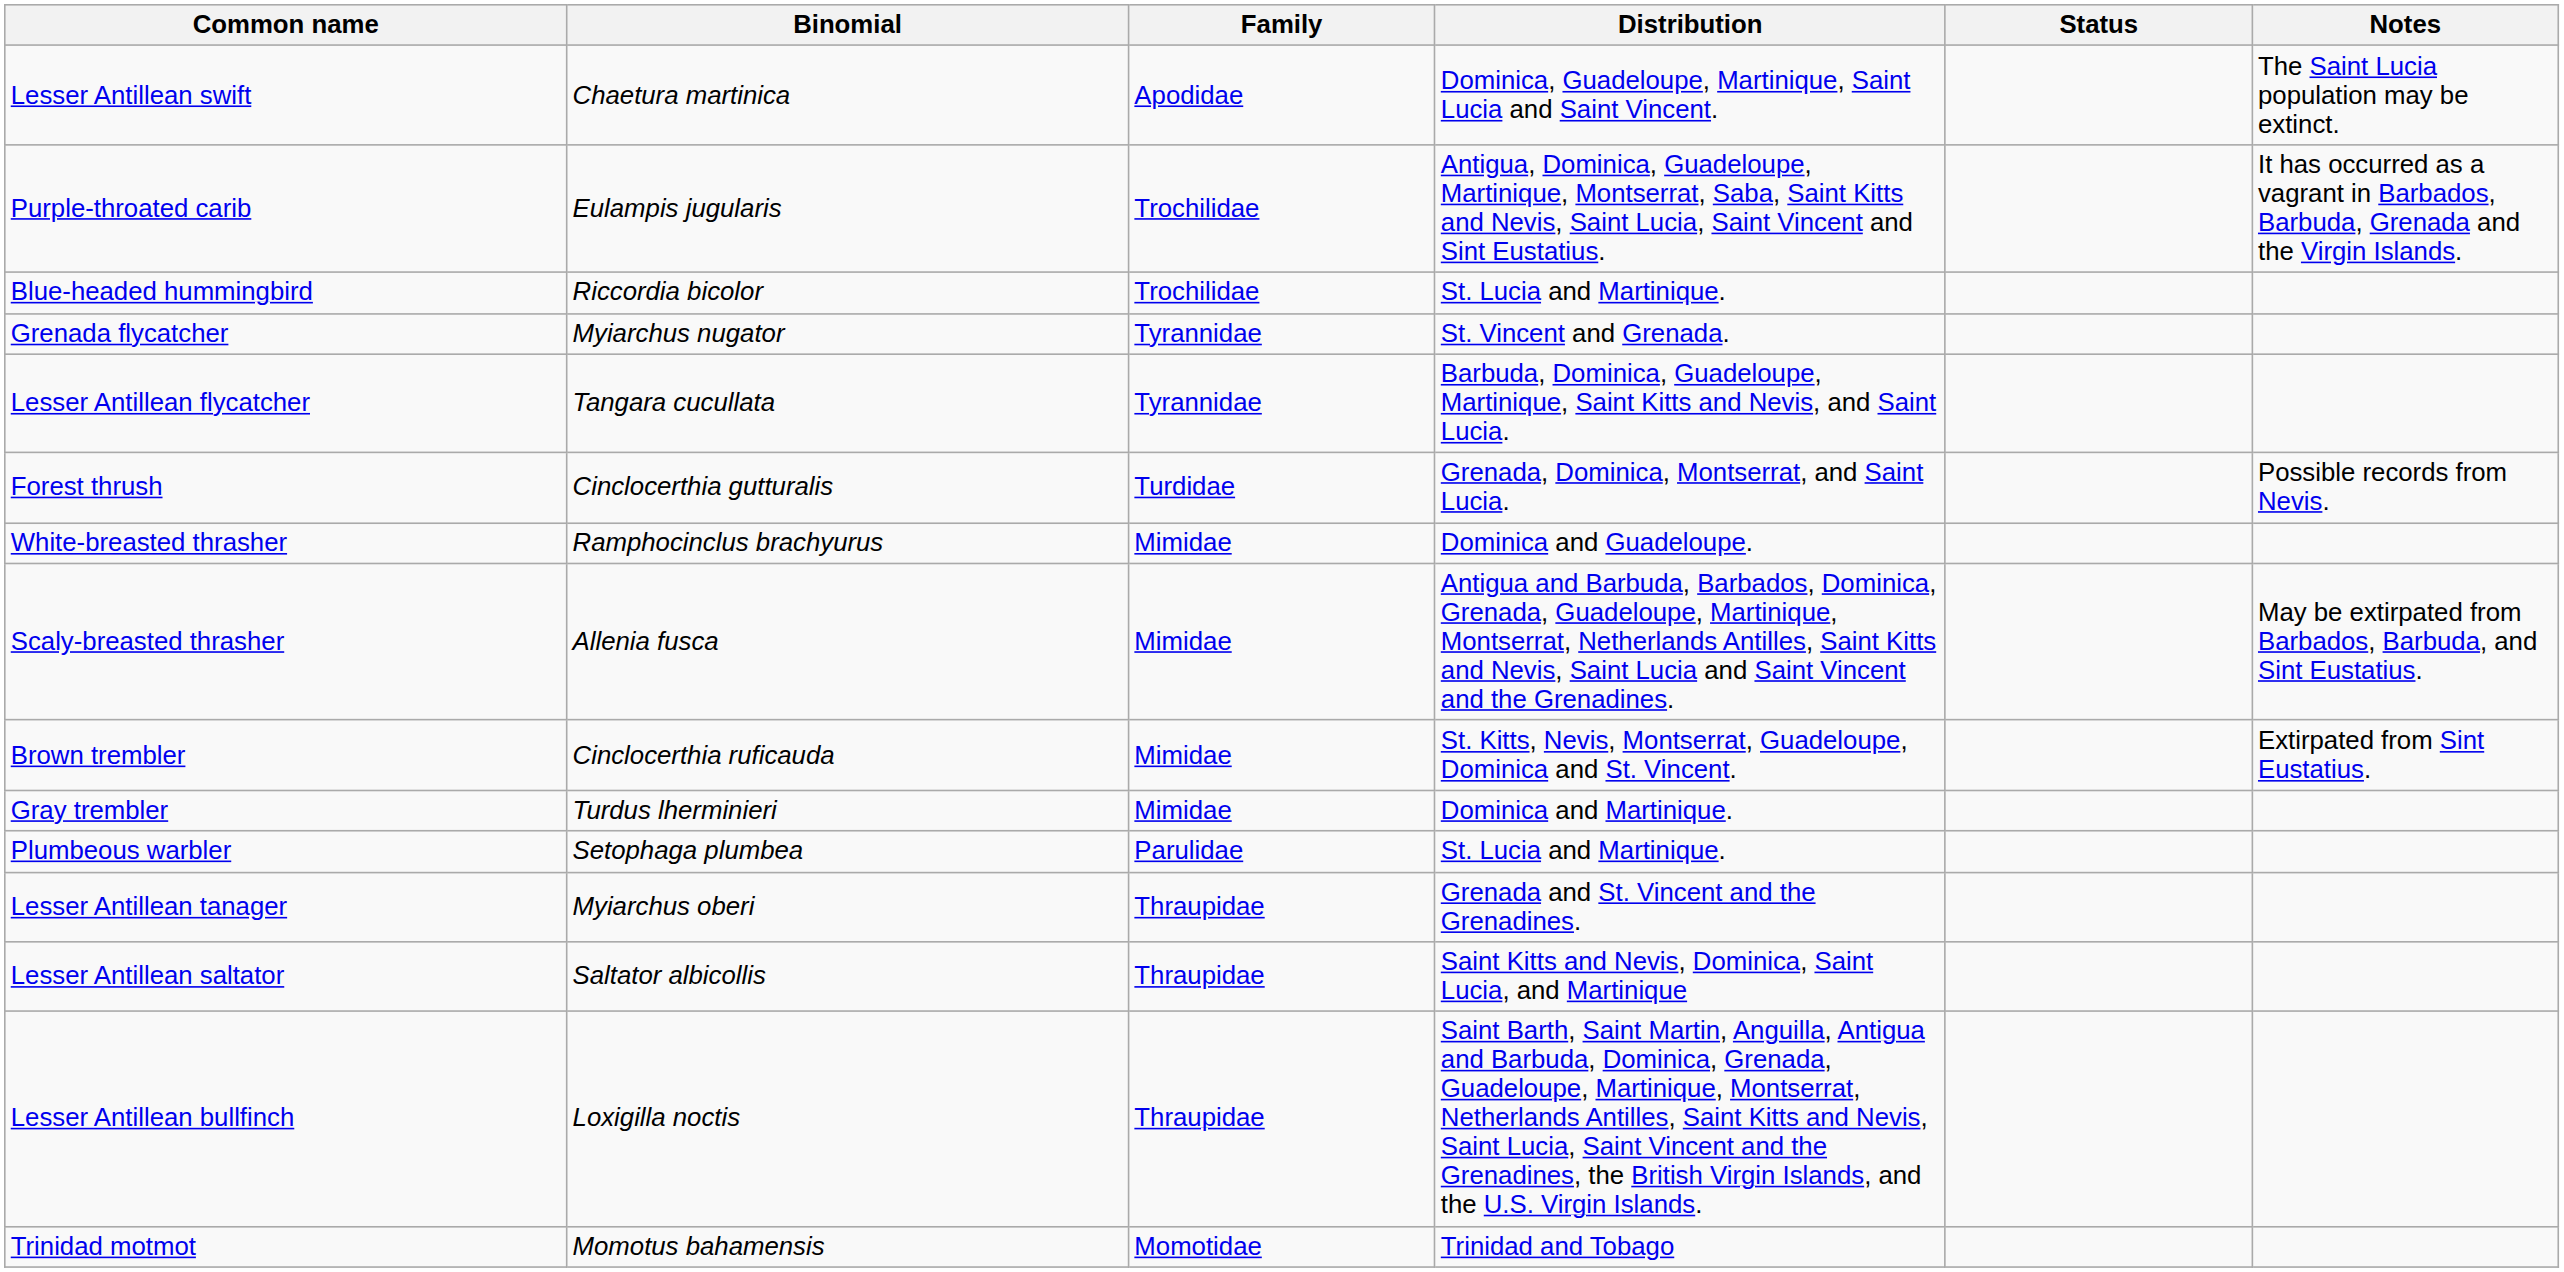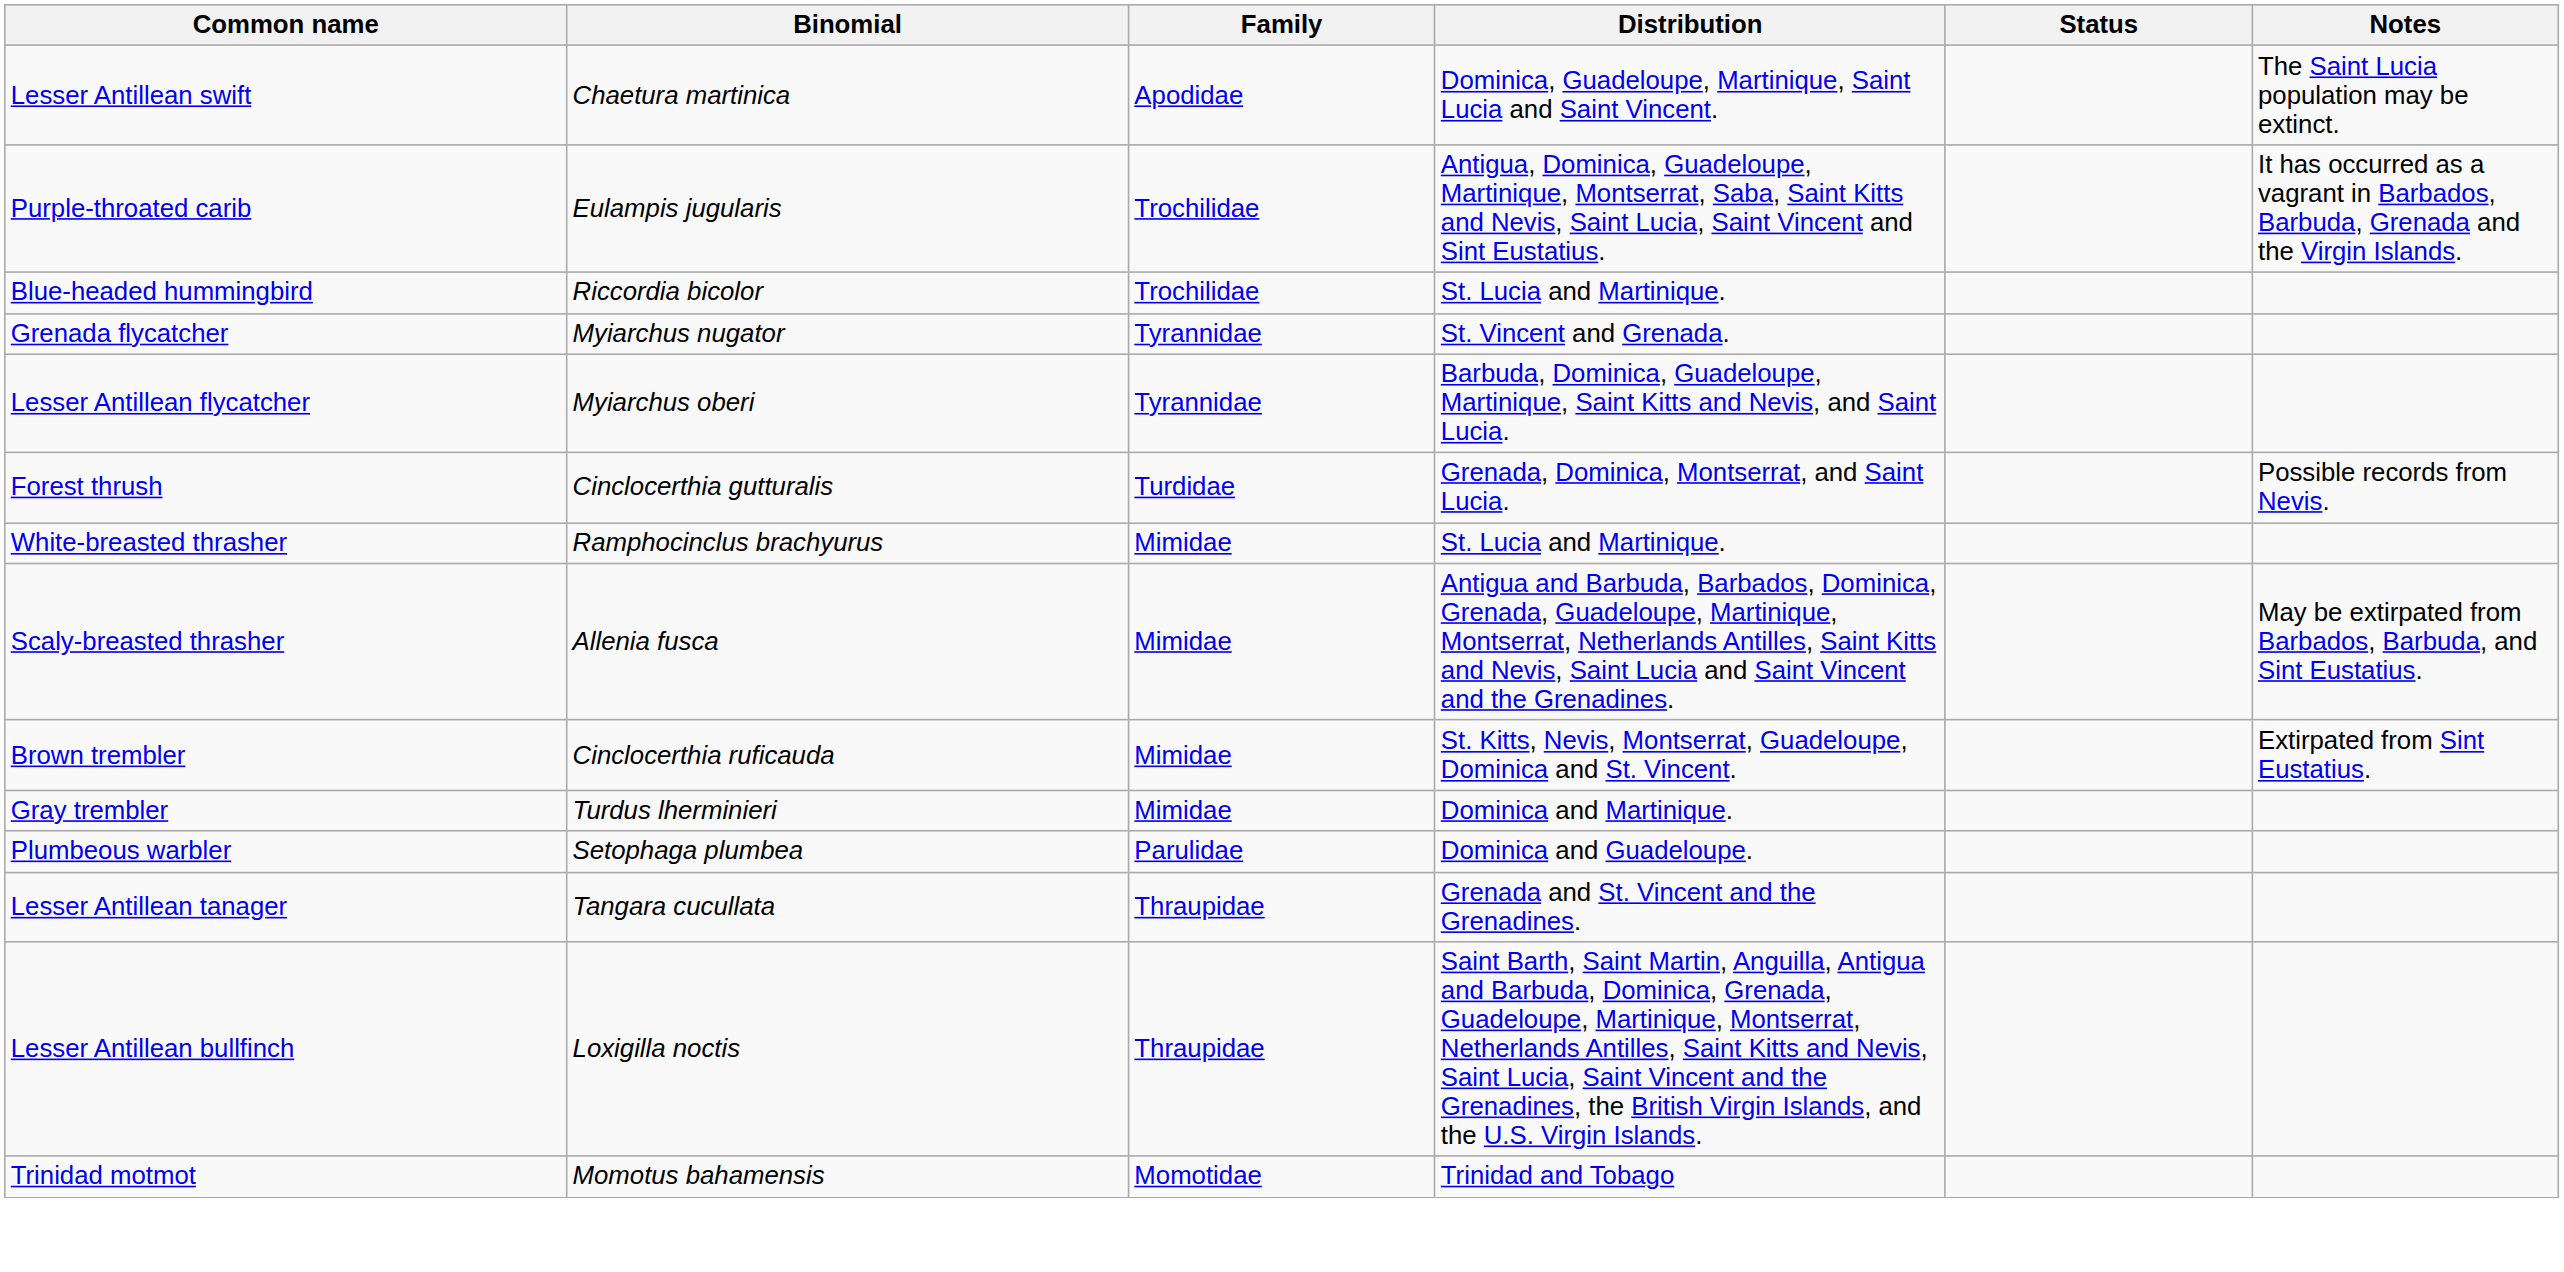(674, 403) Tangara cucullata -> (663, 403) Myiarchus oberi
(1597, 542) Dominica and Guadeloupe. -> (1583, 542) St. Lucia and Martinique.
(1583, 851) St. Lucia and Martinique. -> (1597, 851) Dominica and Guadeloupe.
(663, 906) Myiarchus oberi -> (674, 906) Tangara cucullata
- row: (147, 976)
